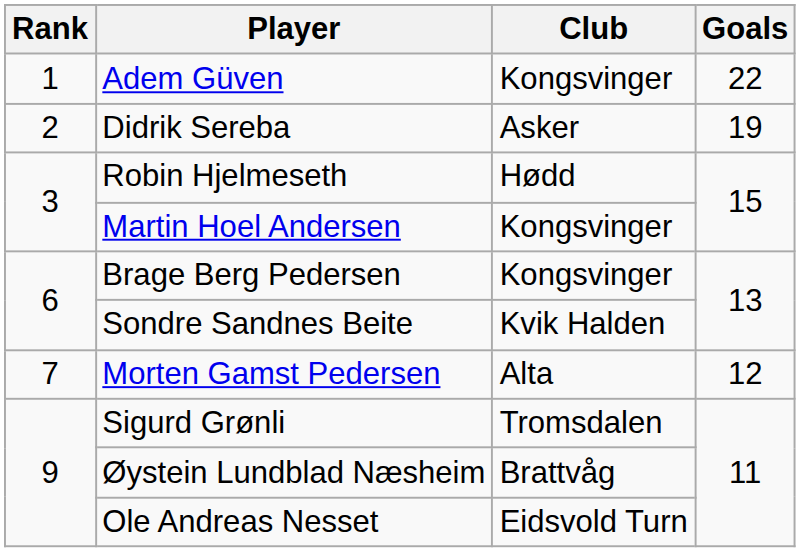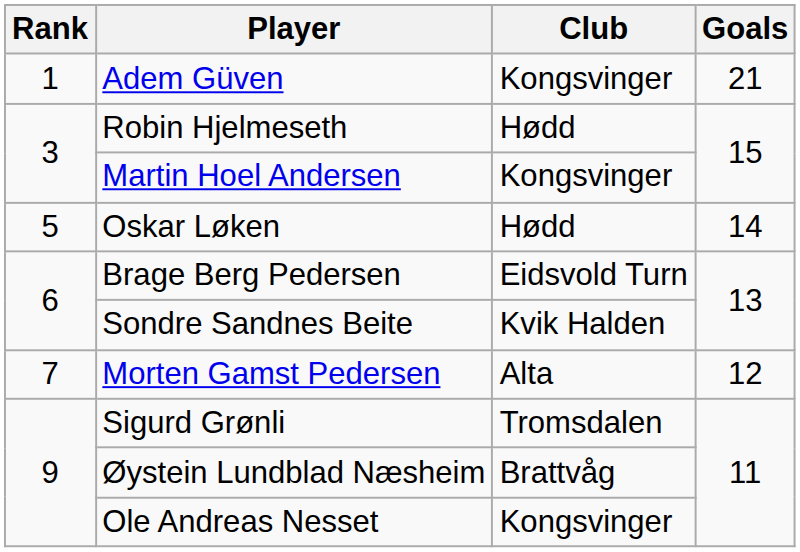(745, 78) 22 -> (745, 78) 21
- row: (196, 127)
+ row: (191, 226)
(586, 275) Kongsvinger -> (594, 275) Eidsvold Turn
(594, 521) Eidsvold Turn -> (586, 521) Kongsvinger
